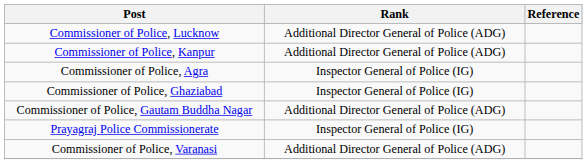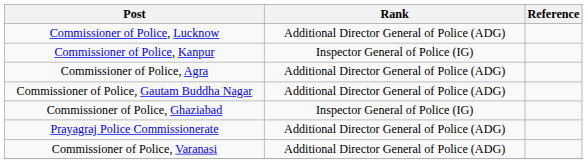(395, 52) Additional Director General of Police (ADG) -> (395, 52) Inspector General of Police (IG)
(395, 71) Inspector General of Police (IG) -> (395, 71) Additional Director General of Police (ADG)
rows swapped: (134, 110) <-> (134, 91)
(395, 129) Inspector General of Police (IG) -> (395, 129) Additional Director General of Police (ADG)
